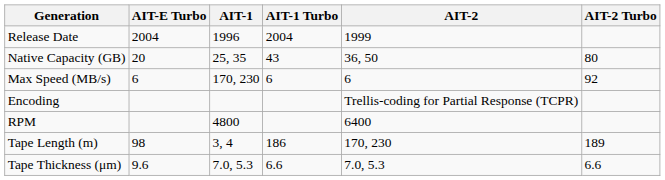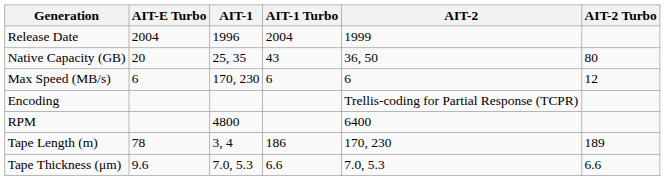(591, 79) 92 -> (591, 79) 12
(138, 143) 98 -> (138, 143) 78
